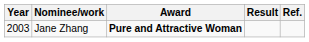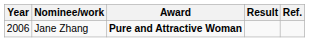(18, 28) 2003 -> (18, 28) 2006
